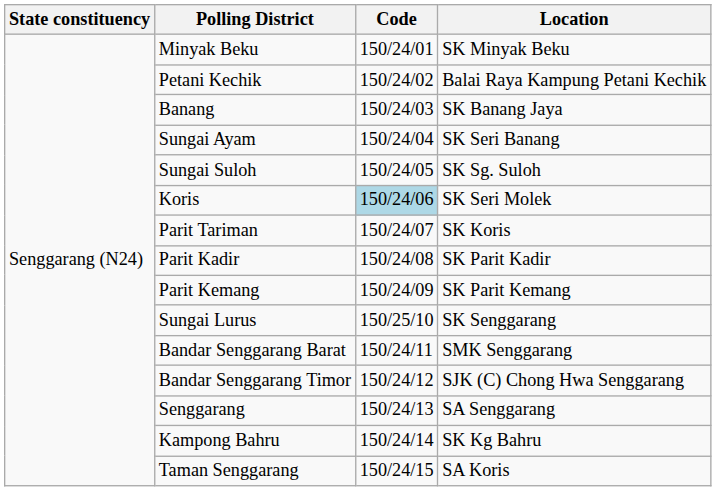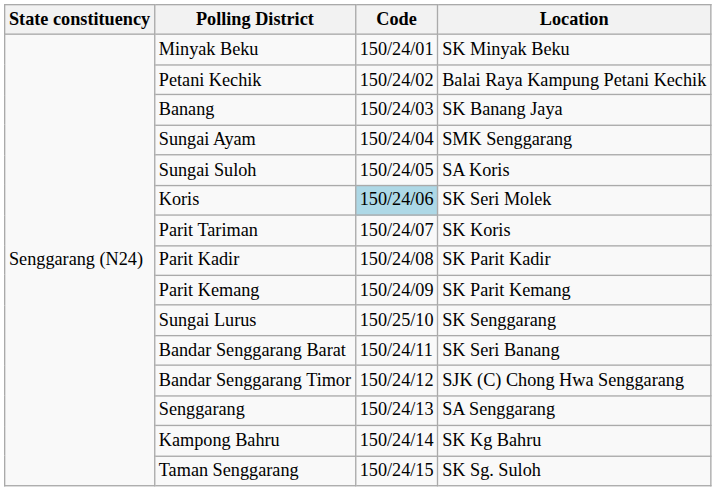(501, 139) SK Seri Banang -> (507, 139) SMK Senggarang
(492, 169) SK Sg. Suloh -> (476, 169) SA Koris
(507, 349) SMK Senggarang -> (501, 349) SK Seri Banang
(476, 470) SA Koris -> (492, 470) SK Sg. Suloh
